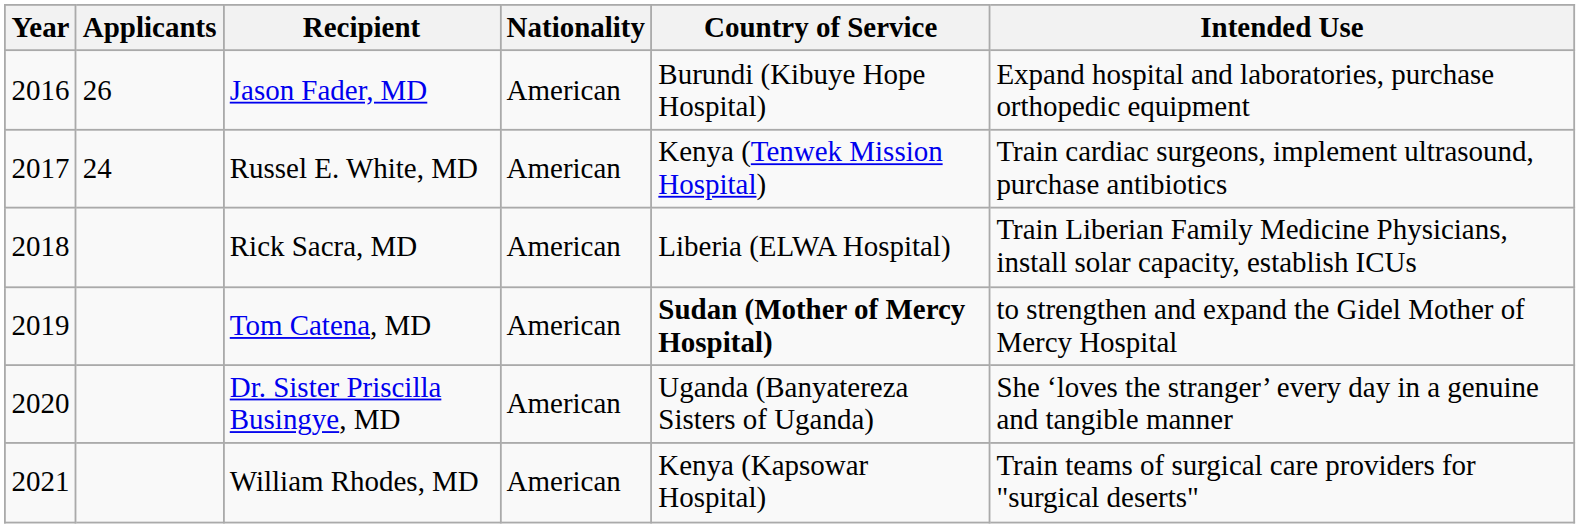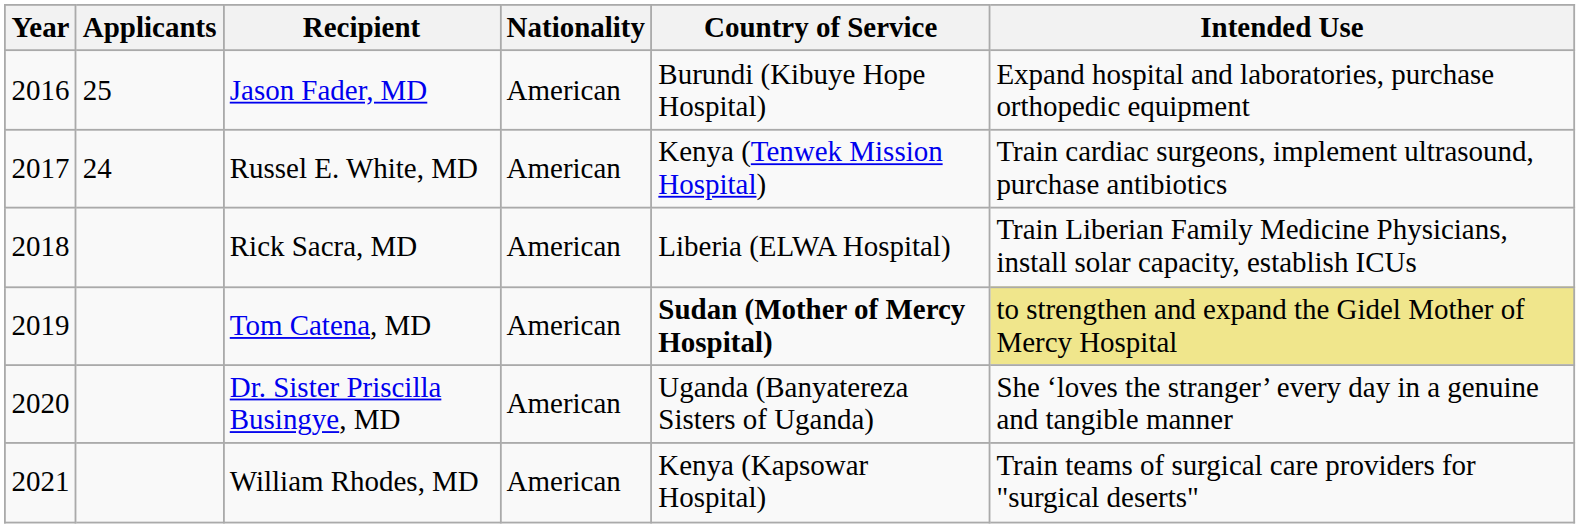(97, 89) 26 -> (97, 89) 25
(1261, 325) no background -> (1261, 325) khaki background
